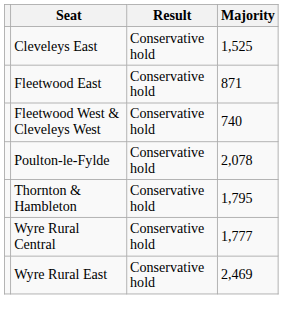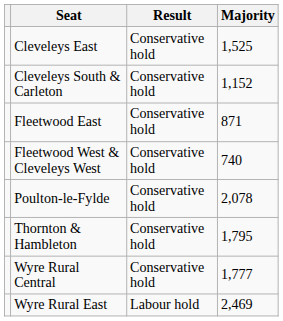+ row: (67, 84)
(167, 274) Conservative hold -> (165, 305) Labour hold
